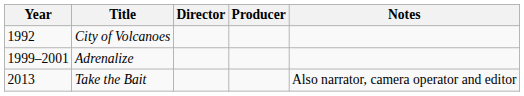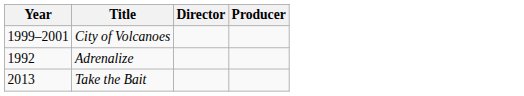- column: (404, 15)
(21, 36) 1992 -> (38, 36) 1999–2001
(38, 58) 1999–2001 -> (21, 58) 1992
